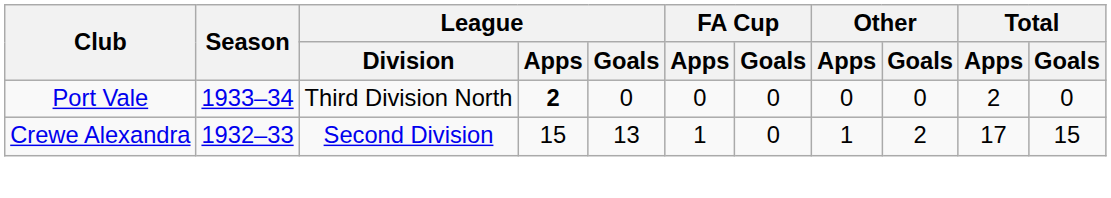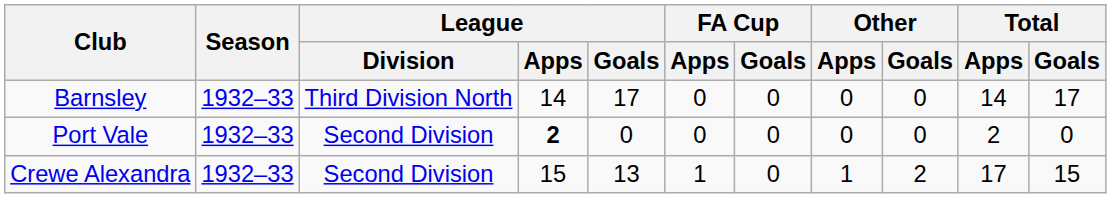+ row: (100, 98)
(248, 98) 1933–34 -> (248, 135) 1932–33
(409, 98) Third Division North -> (409, 135) Second Division
